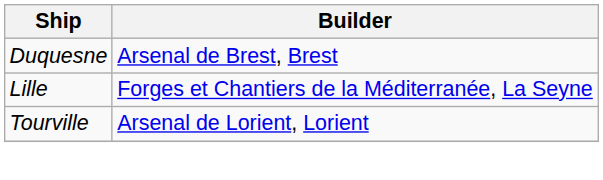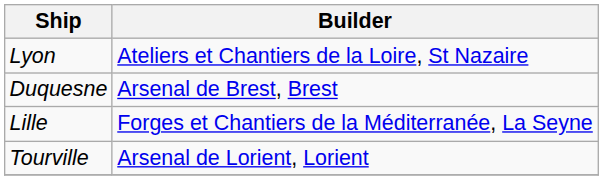+ row: (33, 55)
